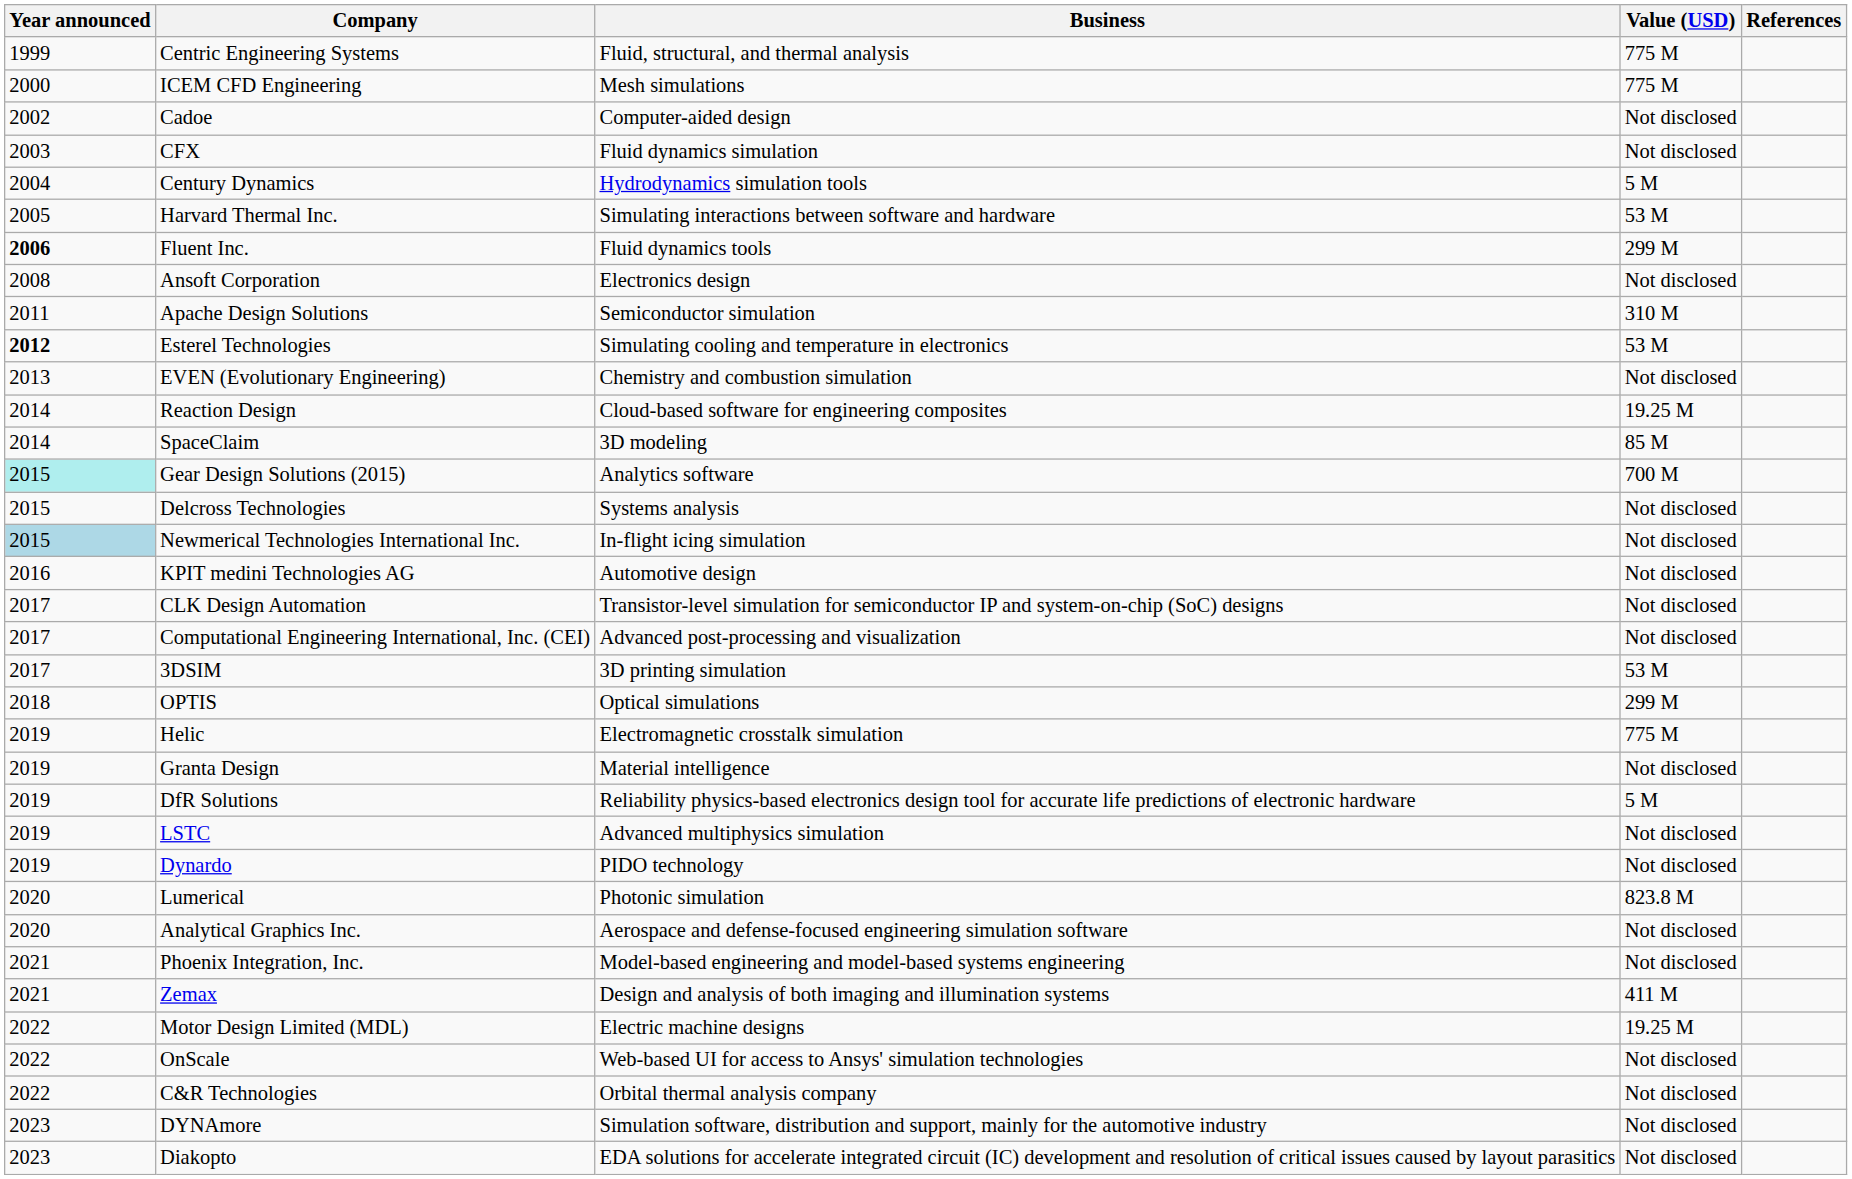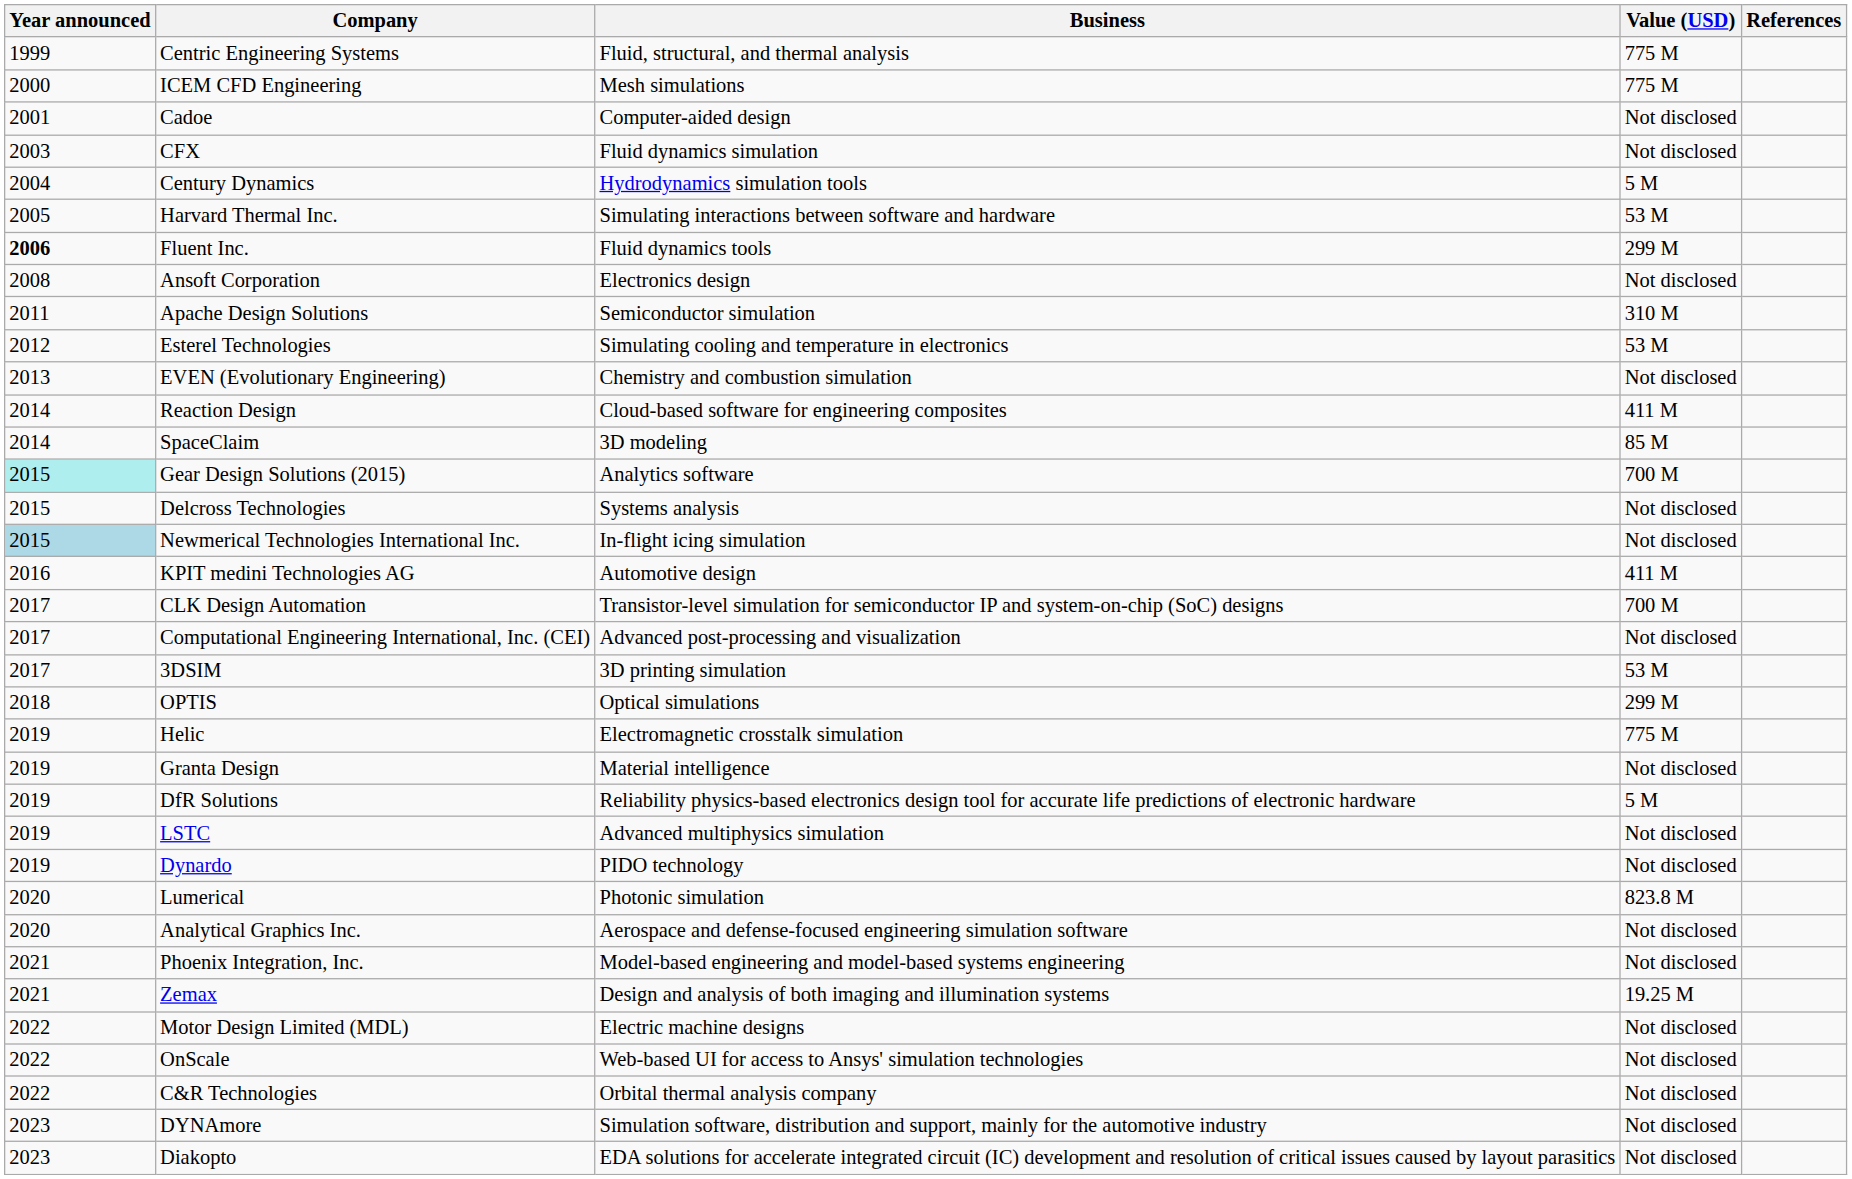(30, 118) 2002 -> (30, 118) 2001
(30, 345) bold -> (30, 345) normal
(1659, 410) 19.25 M -> (1651, 410) 411 M
(1681, 572) Not disclosed -> (1651, 572) 411 M
(1681, 605) Not disclosed -> (1652, 605) 700 M
(1651, 995) 411 M -> (1659, 995) 19.25 M
(1659, 1027) 19.25 M -> (1681, 1027) Not disclosed
